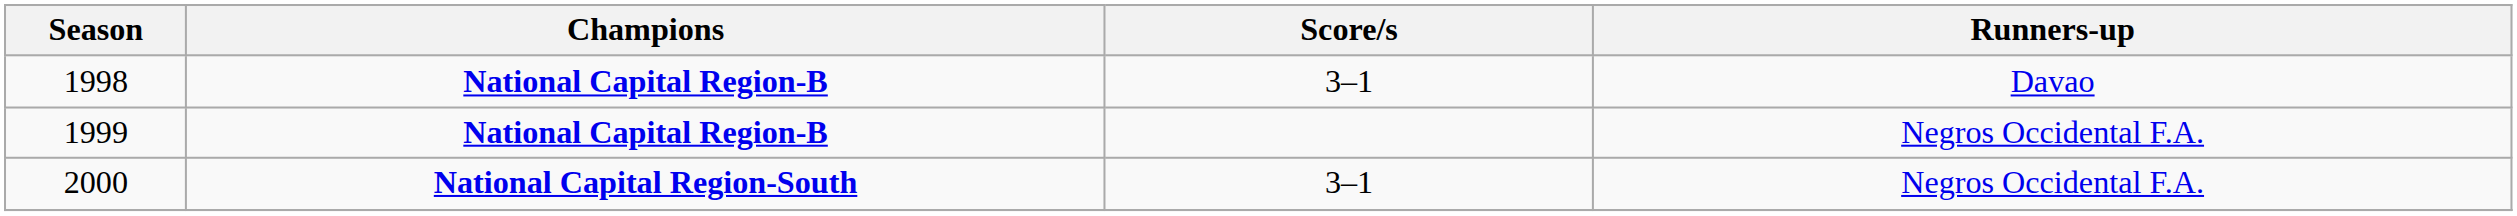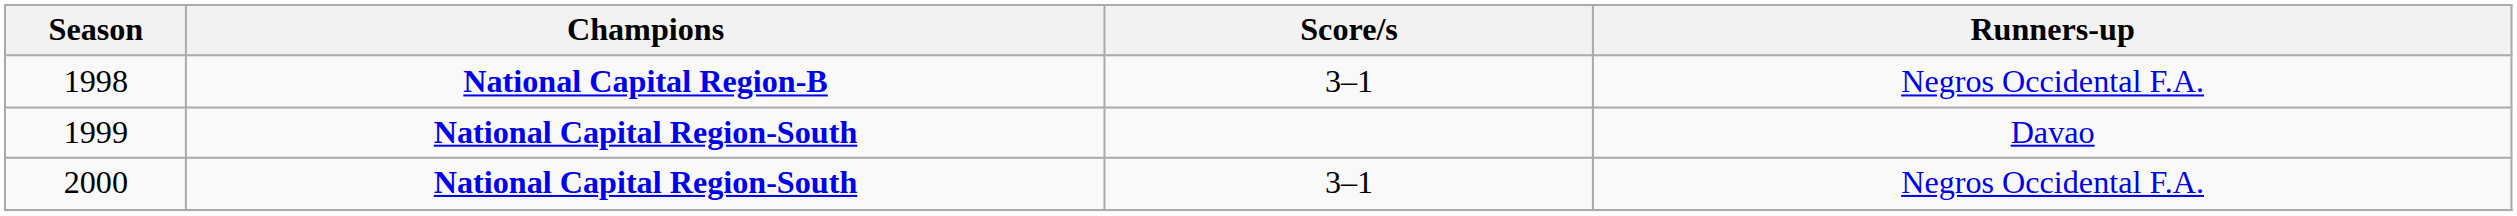(2053, 81) Davao -> (2053, 81) Negros Occidental F.A.
(646, 132) National Capital Region-B -> (646, 132) National Capital Region-South
(2053, 132) Negros Occidental F.A. -> (2053, 132) Davao
